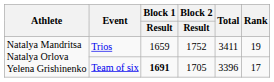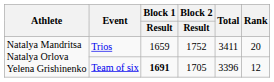(256, 47) 19 -> (256, 47) 20
(256, 67) 17 -> (256, 67) 12
